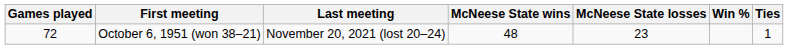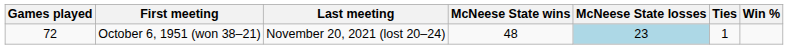columns swapped: (768, 14) <-> (731, 14)
(641, 34) no background -> (641, 34) lightblue background
